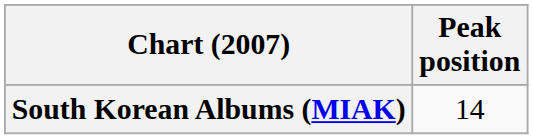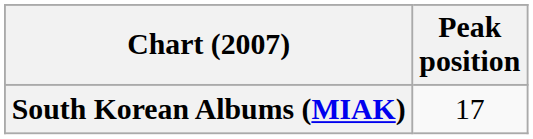(470, 108) 14 -> (470, 108) 17
